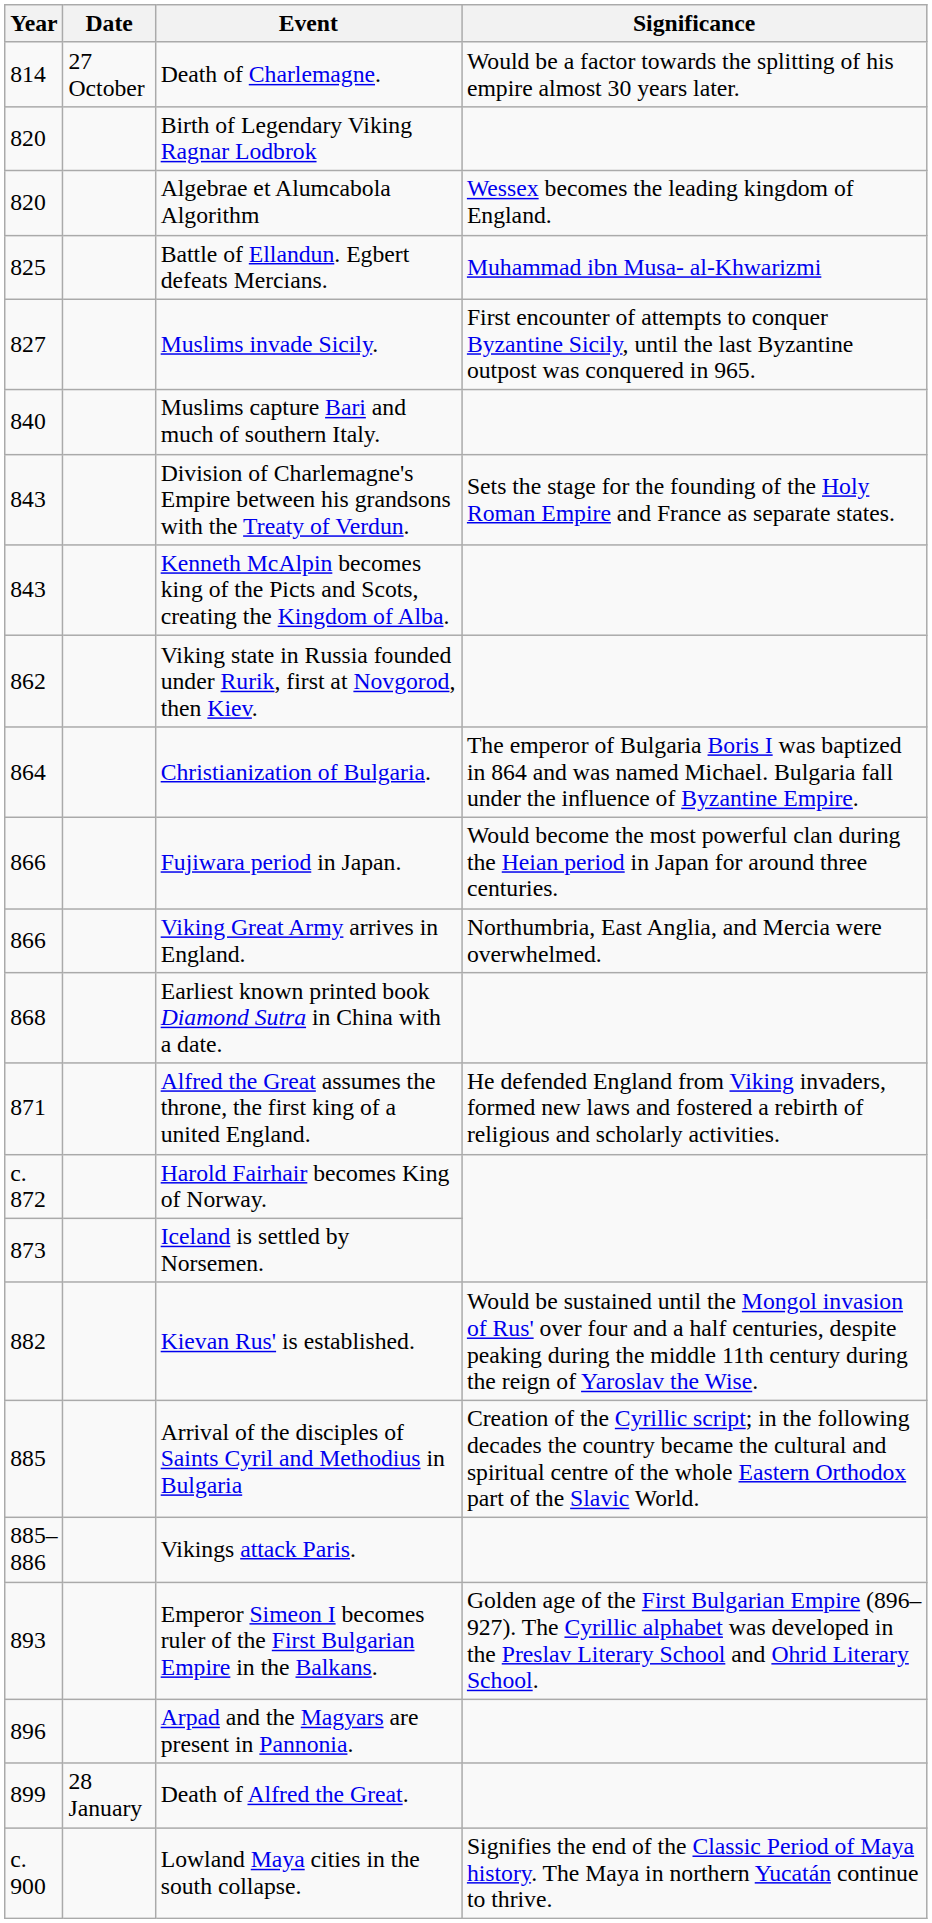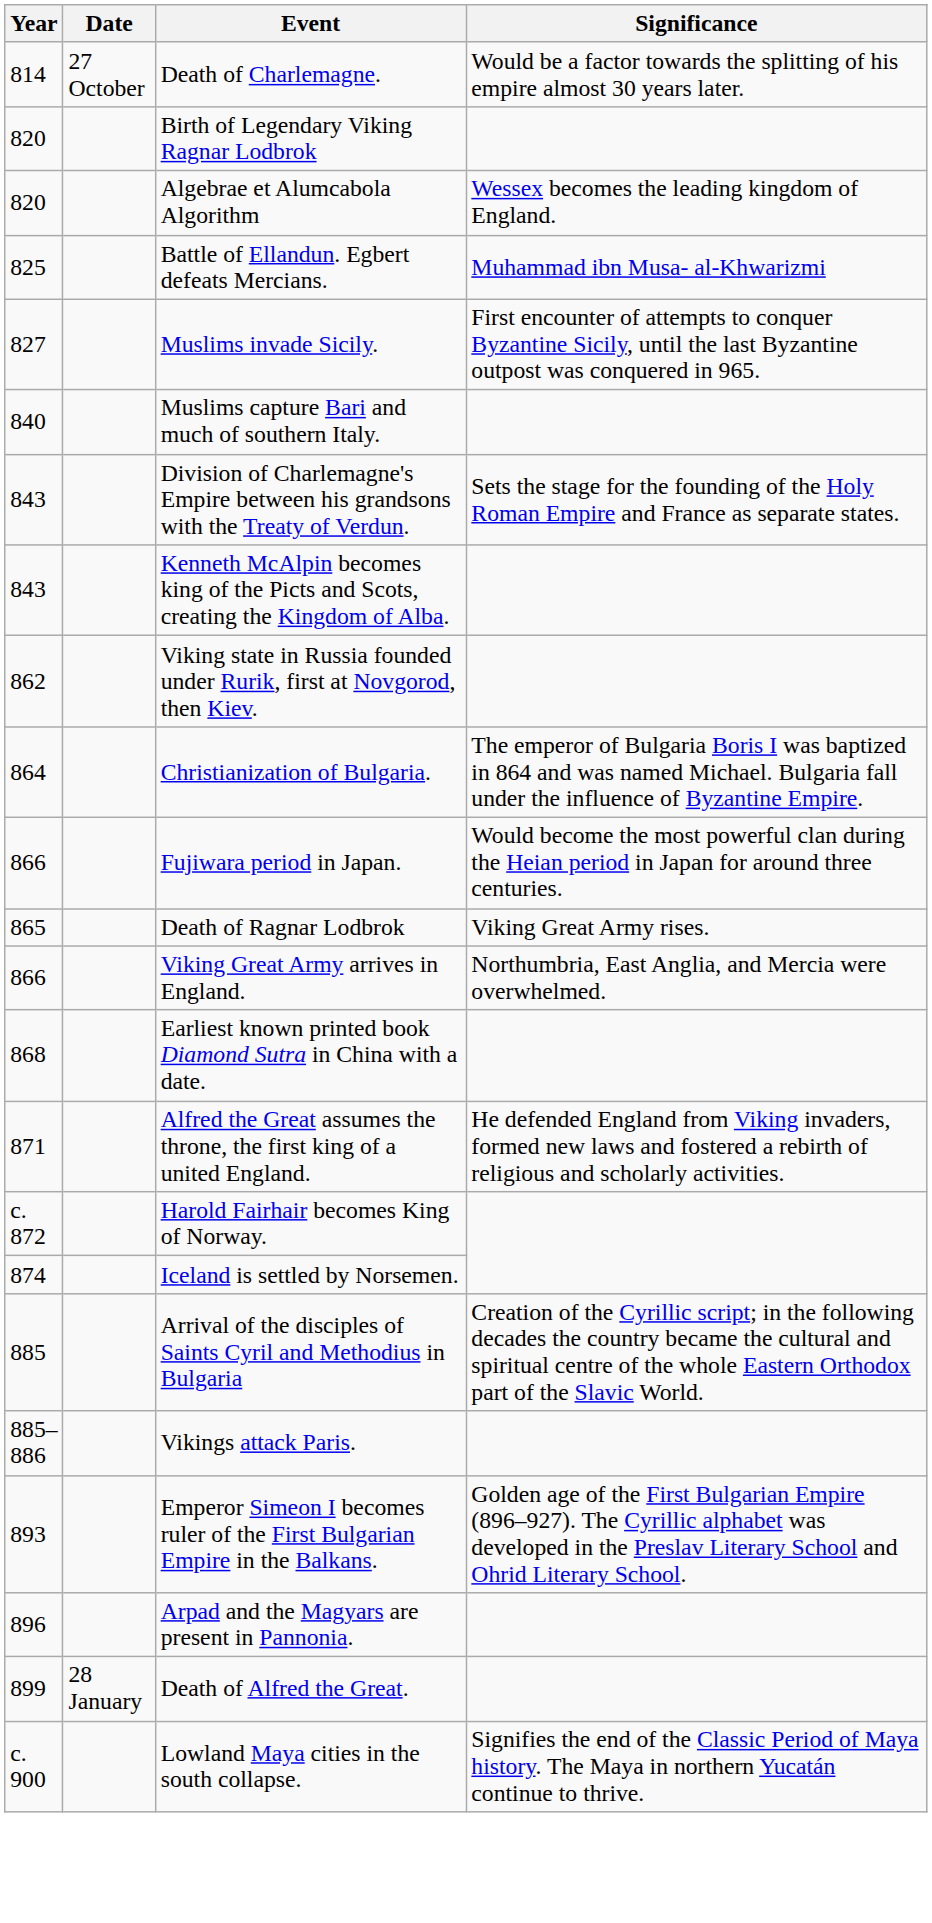+ row: (283, 926)
(28, 1250) 873 -> (28, 1274) 874
- row: (288, 1341)
